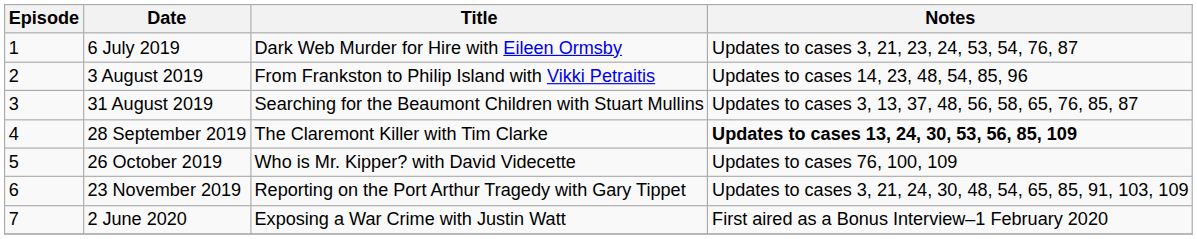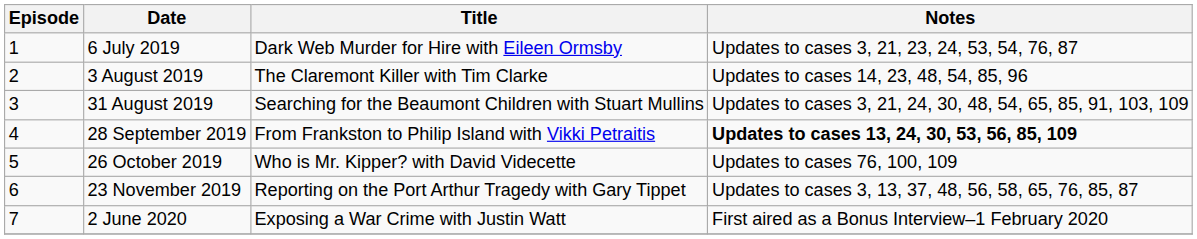(455, 76) From Frankston to Philip Island with Vikki Petraitis -> (401, 76) The Claremont Killer with Tim Clarke
(925, 104) Updates to cases 3, 13, 37, 48, 56, 58, 65, 76, 85, 87 -> (950, 104) Updates to cases 3, 21, 24, 30, 48, 54, 65, 85, 91, 103, 109
(401, 133) The Claremont Killer with Tim Clarke -> (455, 133) From Frankston to Philip Island with Vikki Petraitis
(950, 190) Updates to cases 3, 21, 24, 30, 48, 54, 65, 85, 91, 103, 109 -> (925, 190) Updates to cases 3, 13, 37, 48, 56, 58, 65, 76, 85, 87
